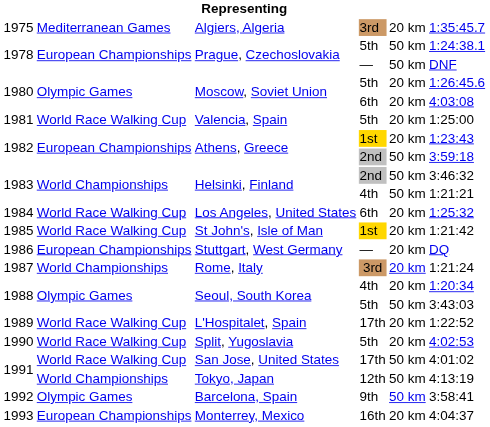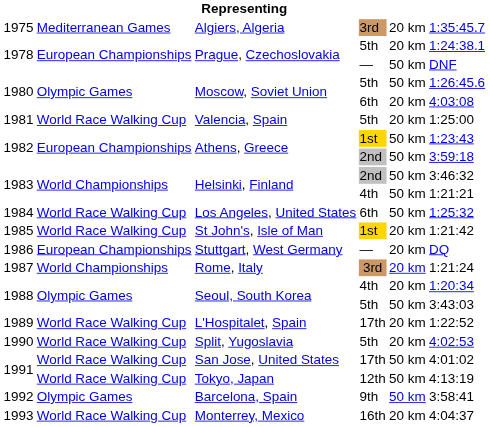(407, 46) 50 km -> (407, 46) 20 km
(407, 83) 20 km -> (407, 83) 50 km
(407, 138) 20 km -> (407, 138) 50 km
(407, 212) 20 km -> (407, 212) 50 km
(102, 378) World Championships -> (111, 378) World Race Walking Cup
(114, 415) European Championships -> (111, 415) World Race Walking Cup
